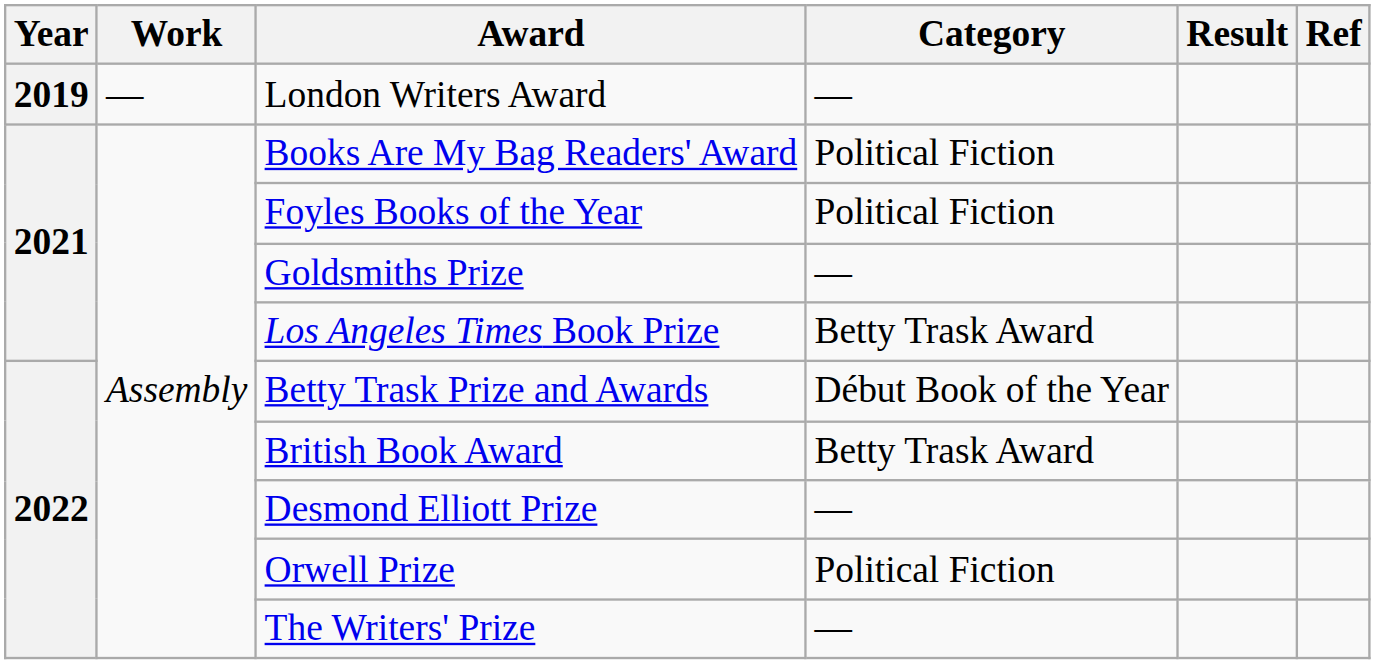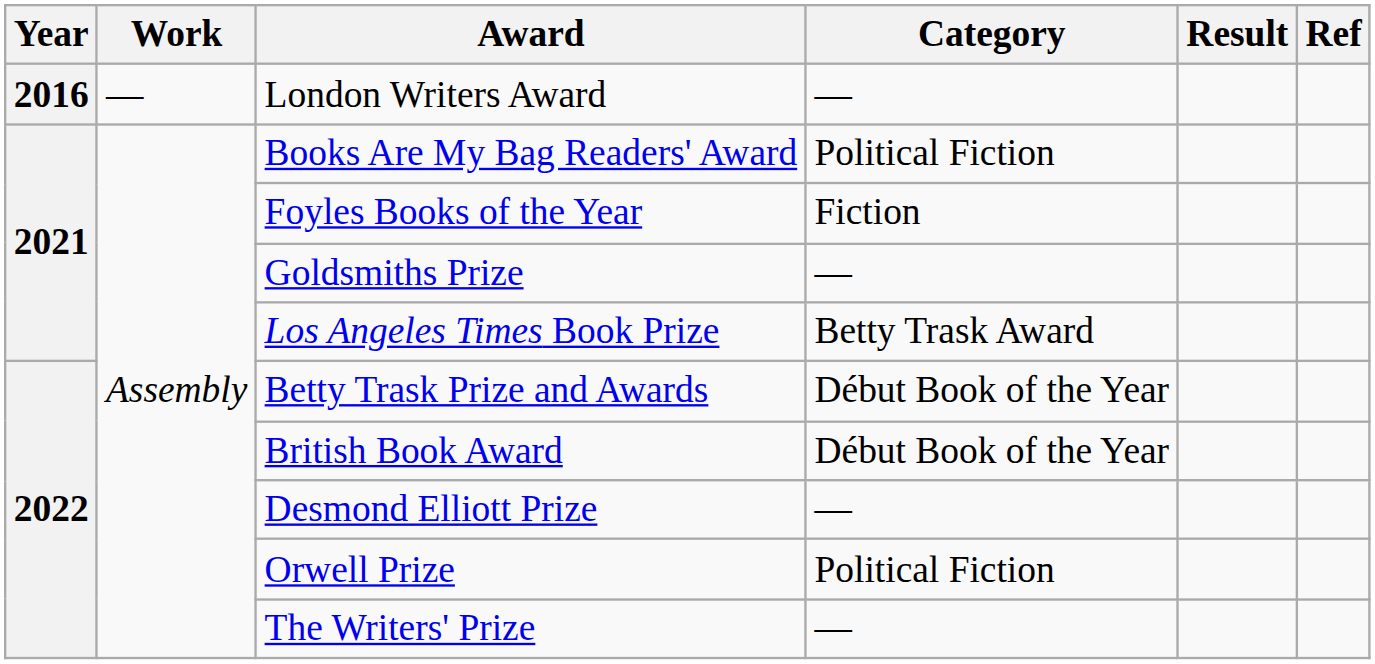(51, 93) 2019 -> (51, 93) 2016
(935, 212) Political Fiction -> (868, 212) Fiction
(954, 449) Betty Trask Award -> (992, 449) Début Book of the Year
